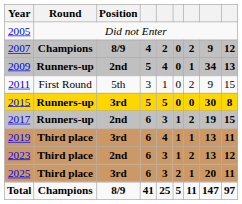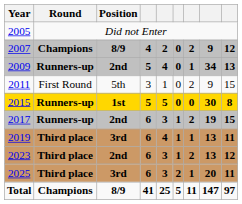(118, 102) 3rd -> (118, 102) 1st
